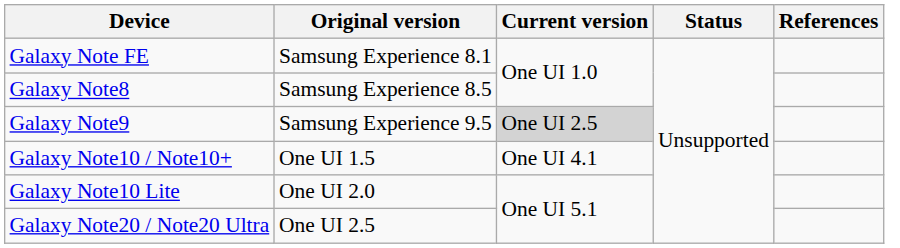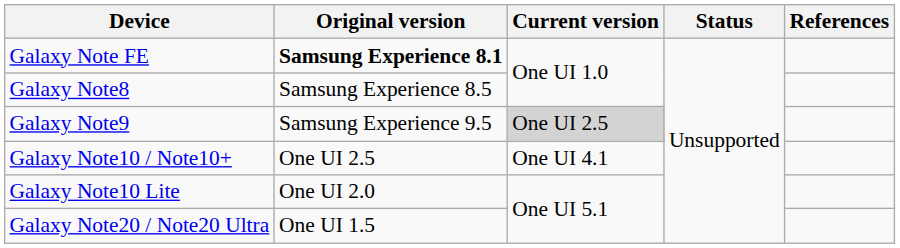(385, 55) normal -> (391, 55) bold
(327, 157) One UI 1.5 -> (327, 157) One UI 2.5
(327, 225) One UI 2.5 -> (327, 225) One UI 1.5
